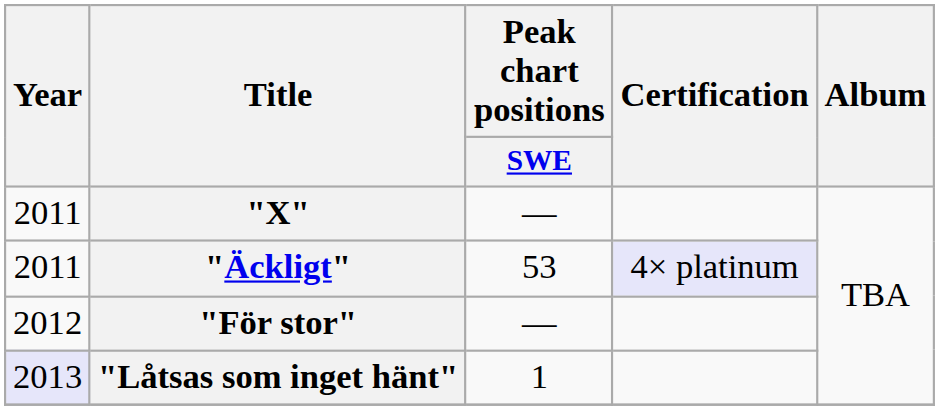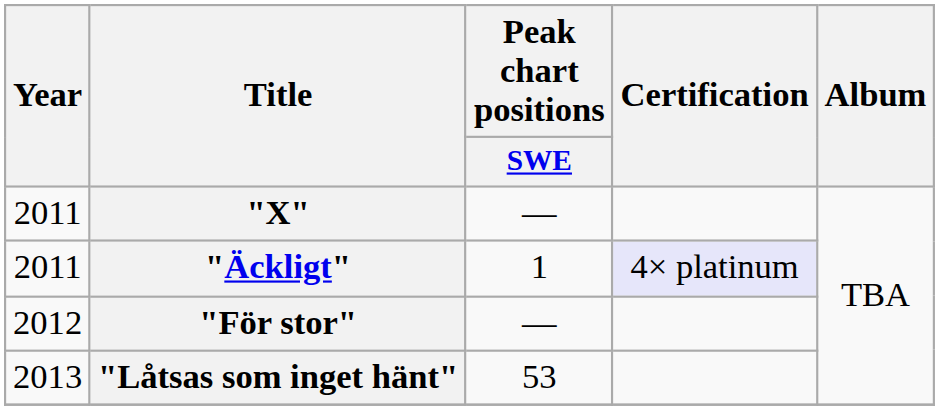(539, 267) 53 -> (539, 267) 1
(48, 377) lavender background -> (48, 377) no background
(539, 377) 1 -> (539, 377) 53
